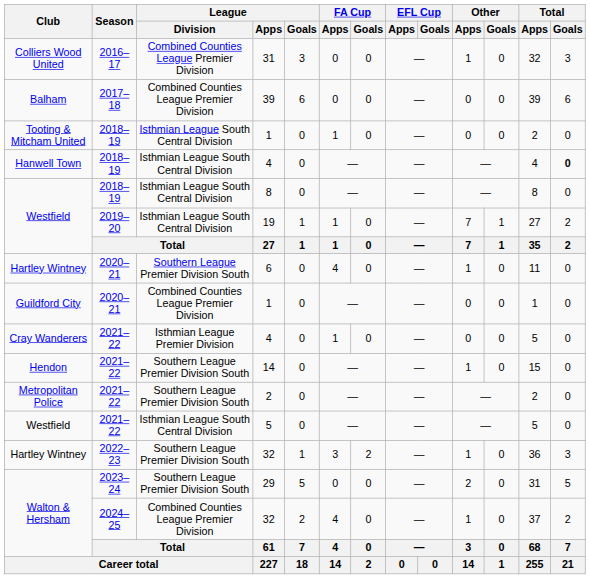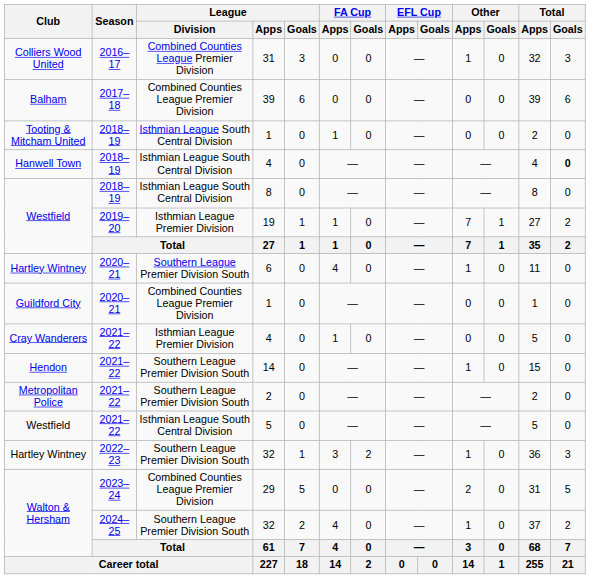(195, 222) Isthmian League South Central Division -> (195, 222) Isthmian League Premier Division
(195, 484) Southern League Premier Division South -> (195, 490) Combined Counties League Premier Division
(195, 519) Combined Counties League Premier Division -> (195, 525) Southern League Premier Division South
